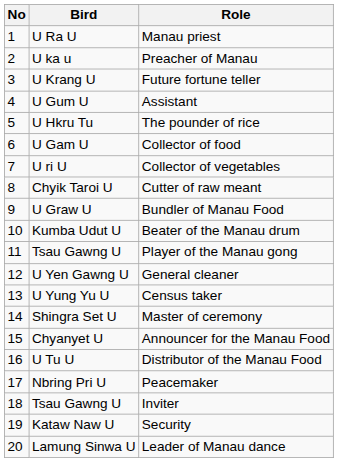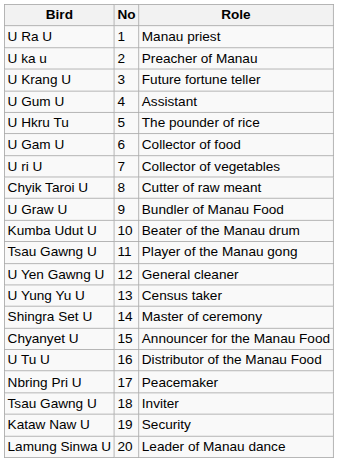columns swapped: (17, 15) <-> (84, 15)
